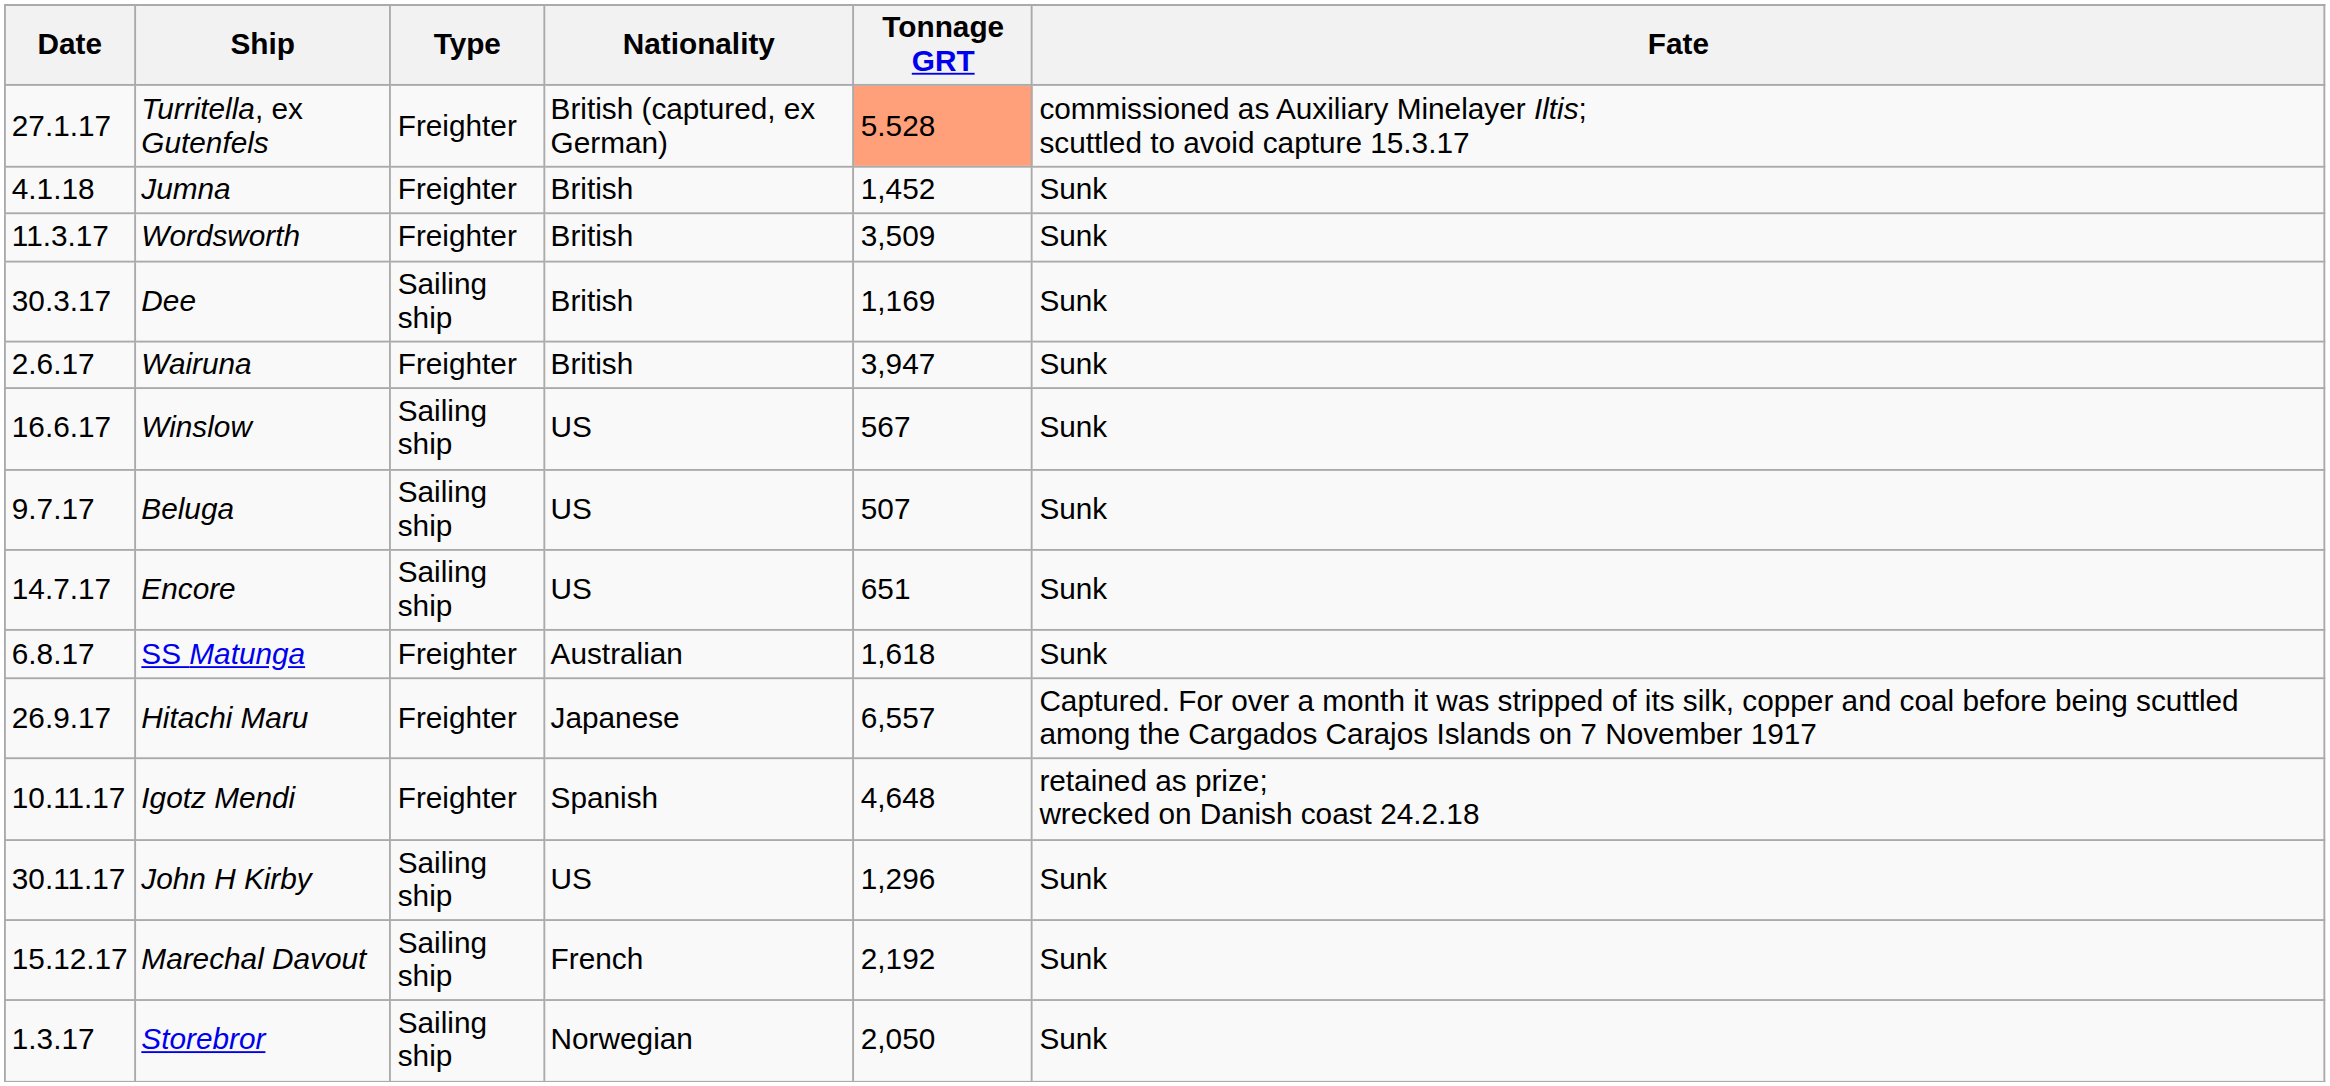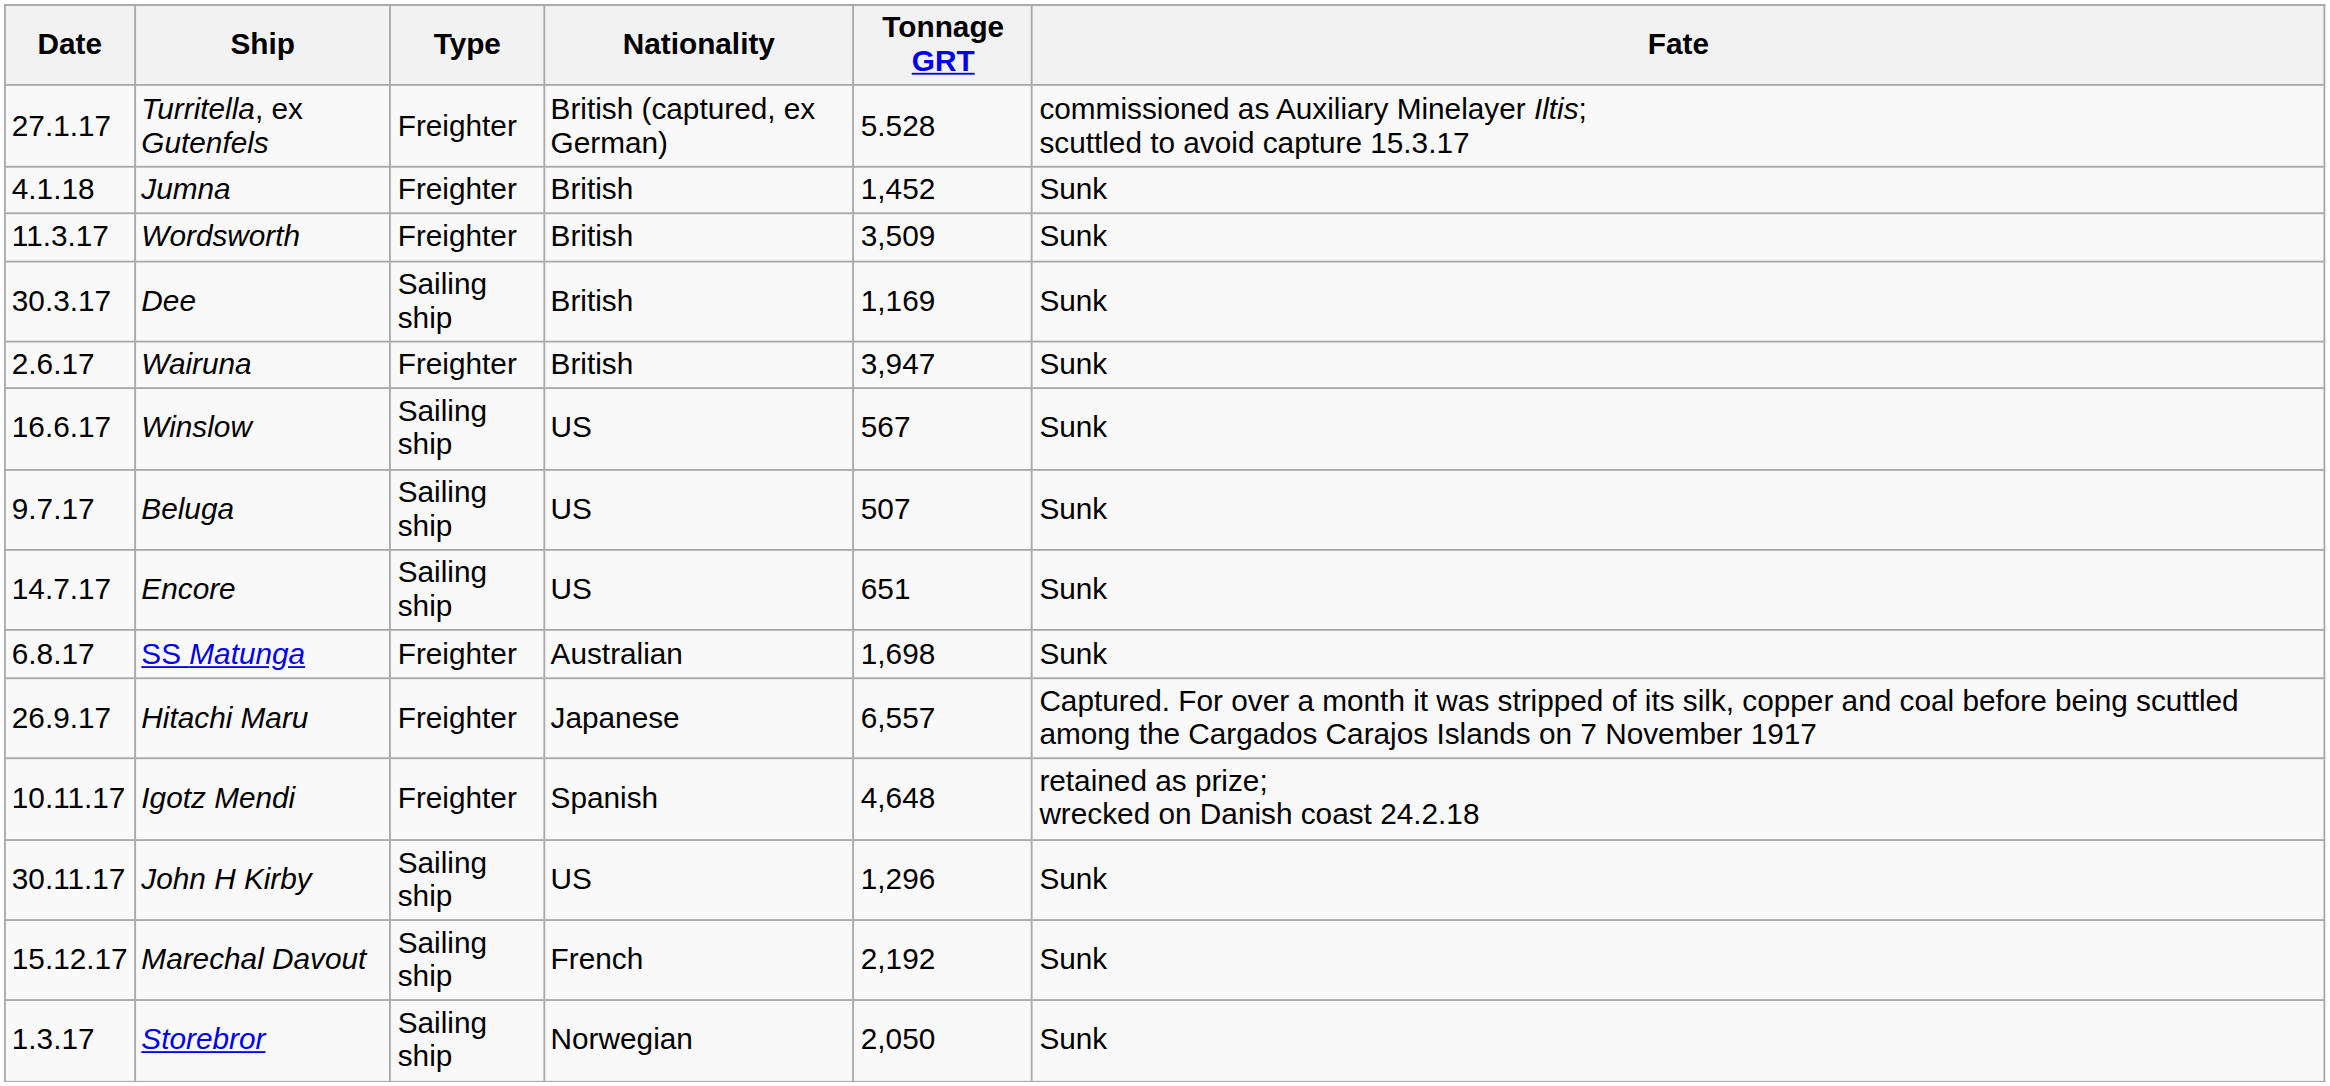(898, 125) lightsalmon background -> (898, 125) no background
(898, 653) 1,618 -> (898, 653) 1,698
